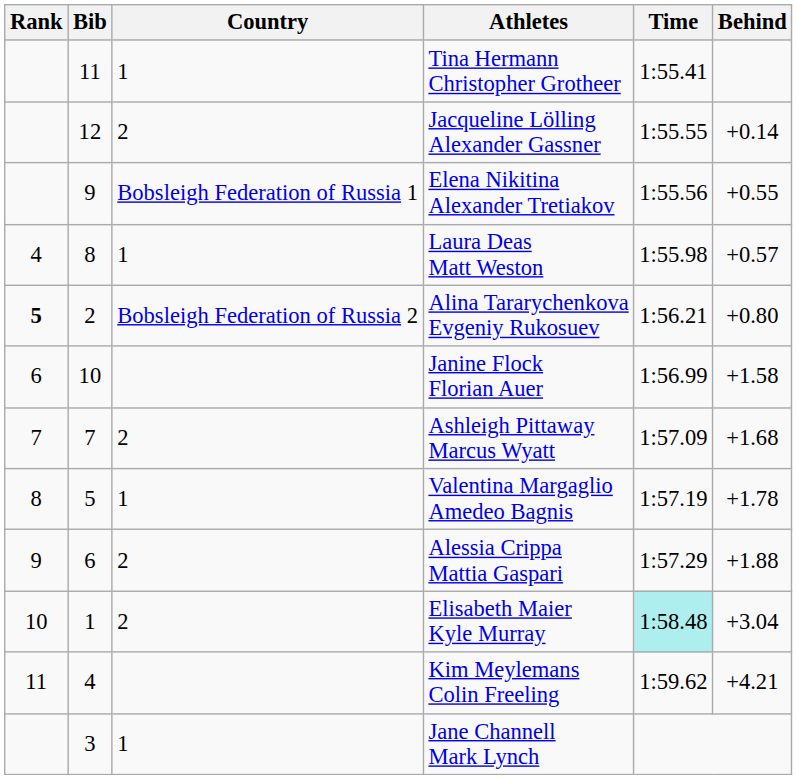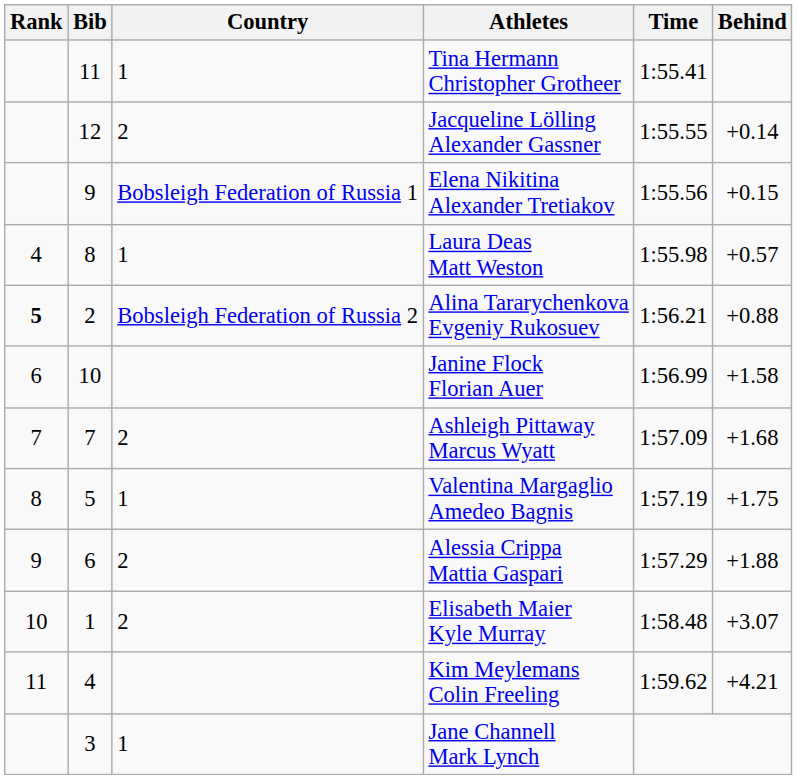(752, 193) +0.55 -> (752, 193) +0.15
(752, 315) +0.80 -> (752, 315) +0.88
(752, 498) +1.78 -> (752, 498) +1.75
(673, 621) paleturquoise background -> (673, 621) no background
(752, 621) +3.04 -> (752, 621) +3.07
